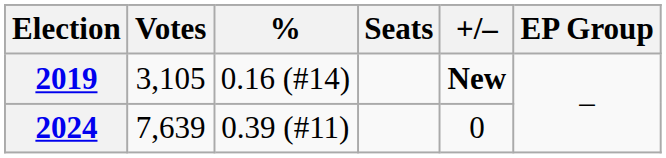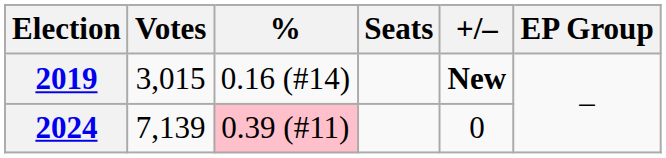(171, 78) 3,105 -> (171, 78) 3,015
(171, 127) 7,639 -> (171, 127) 7,139
(285, 127) no background -> (285, 127) pink background
